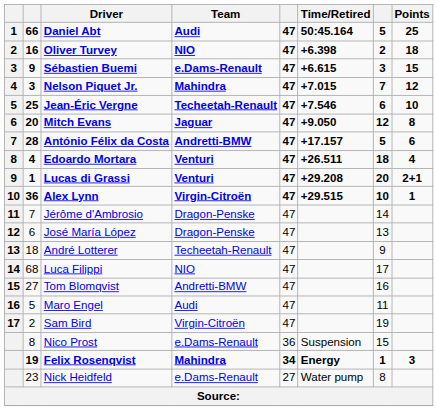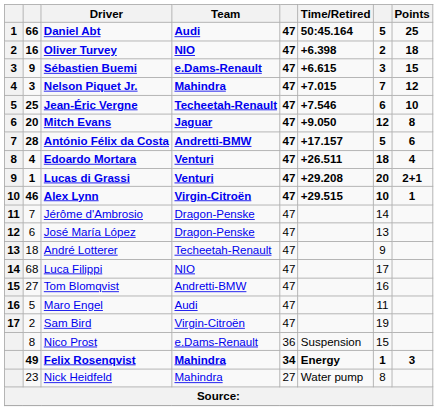(32, 195) 36 -> (32, 195) 46
(32, 359) 19 -> (32, 359) 49
(216, 378) e.Dams-Renault -> (199, 378) Mahindra
